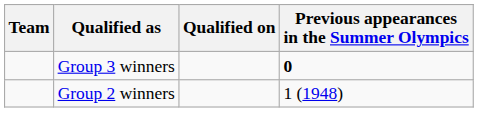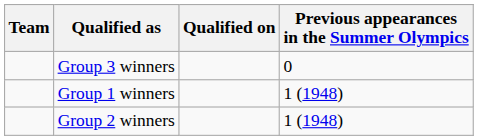(288, 65) bold -> (288, 65) normal
+ row: (116, 93)
